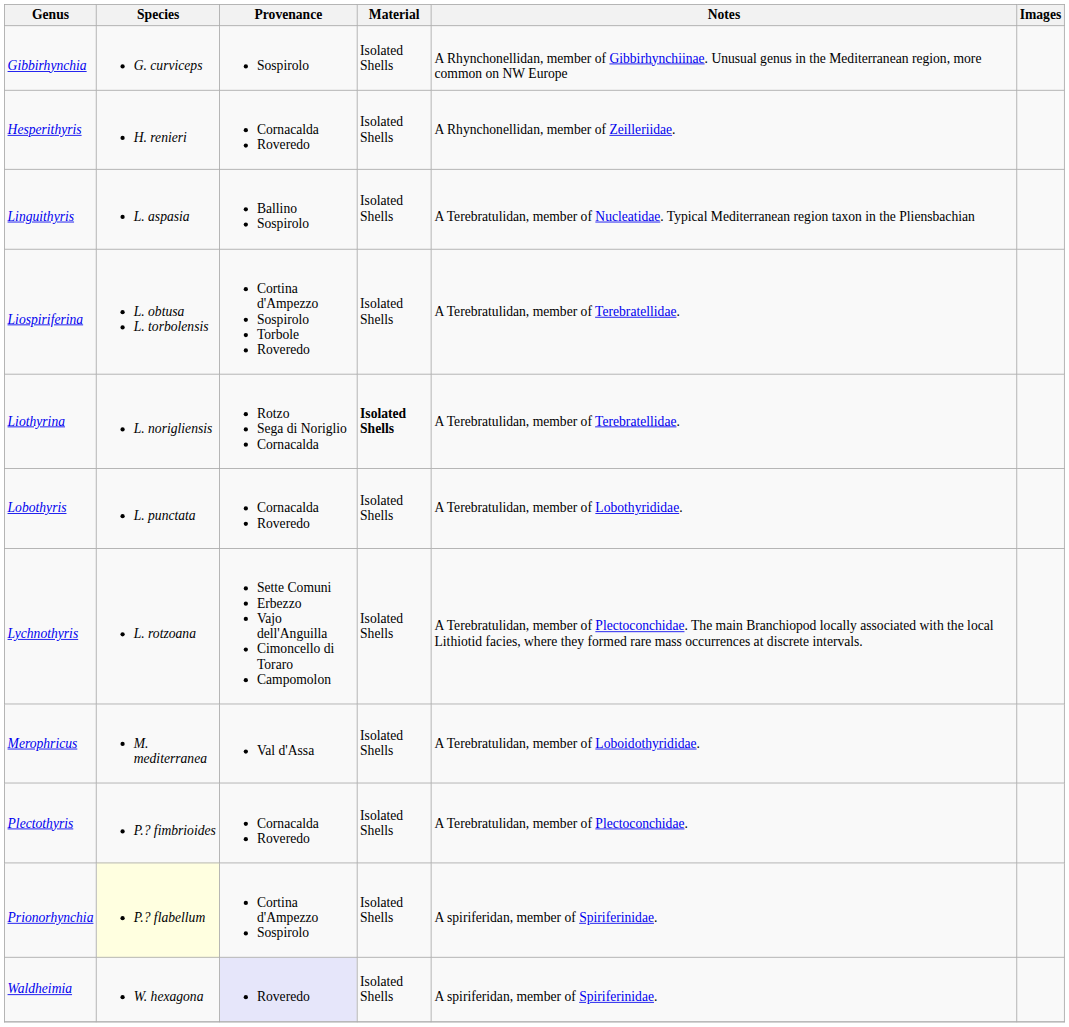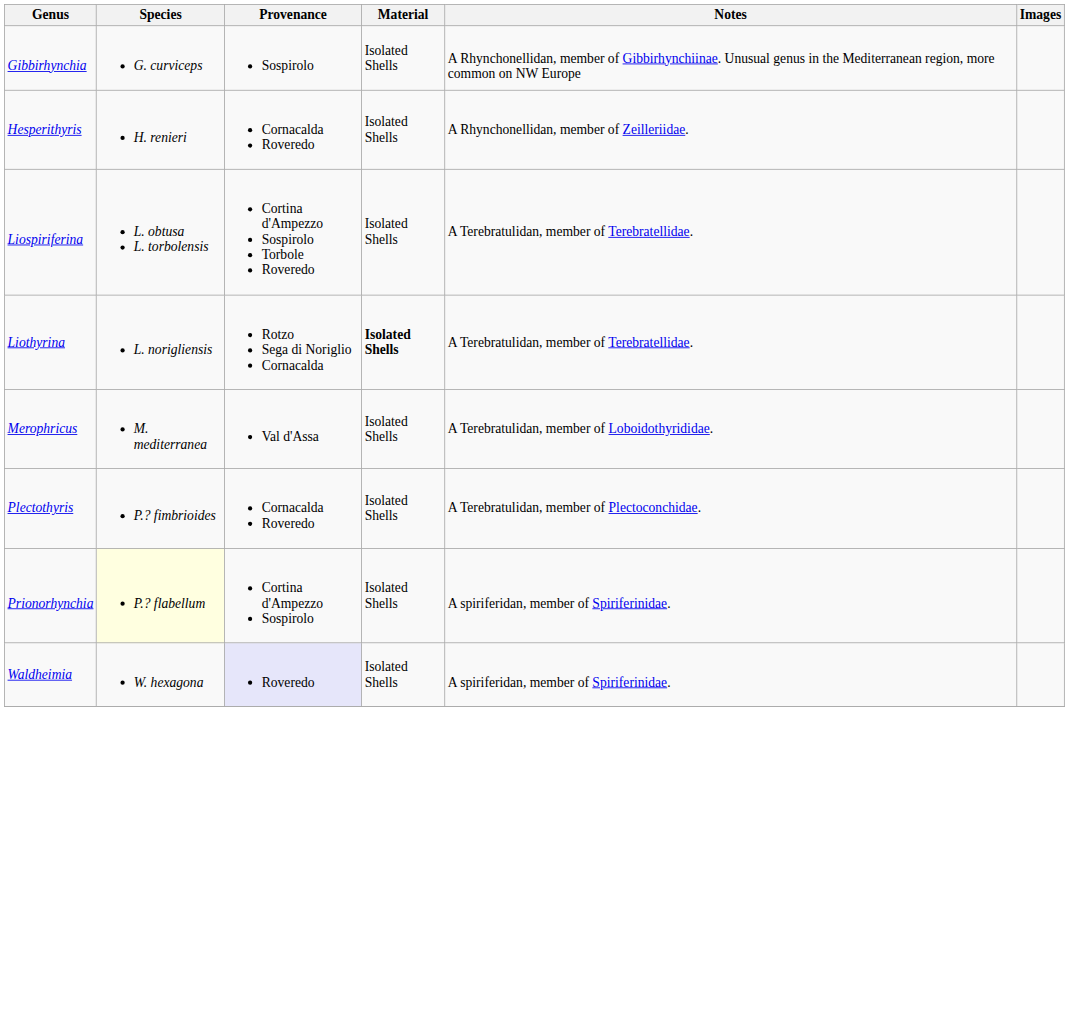- row: (41, 216)
- row: (37, 508)
- row: (43, 633)
